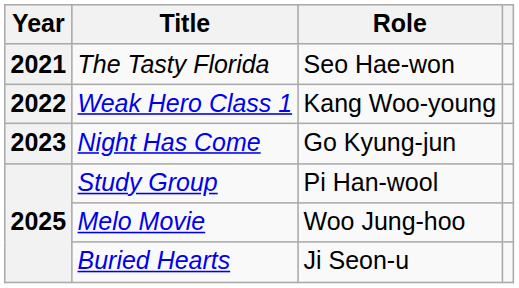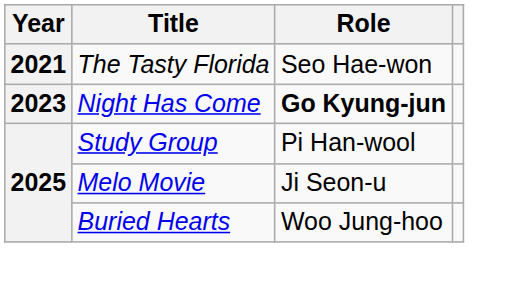- row: (185, 103)
(380, 143) normal -> (363, 103) bold
(385, 222) Woo Jung-hoo -> (334, 182) Ji Seon-u
(356, 261) Ji Seon-u -> (362, 222) Woo Jung-hoo
